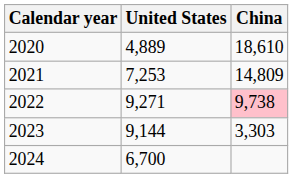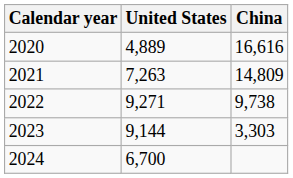(259, 46) 18,610 -> (259, 46) 16,616
(146, 74) 7,253 -> (146, 74) 7,263
(255, 103) pink background -> (255, 103) no background
